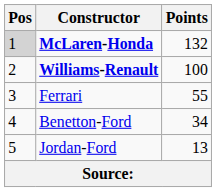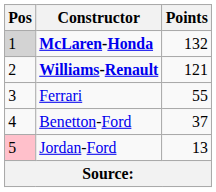(196, 69) 100 -> (196, 69) 121
(200, 121) 34 -> (200, 121) 37
(12, 148) no background -> (12, 148) pink background
